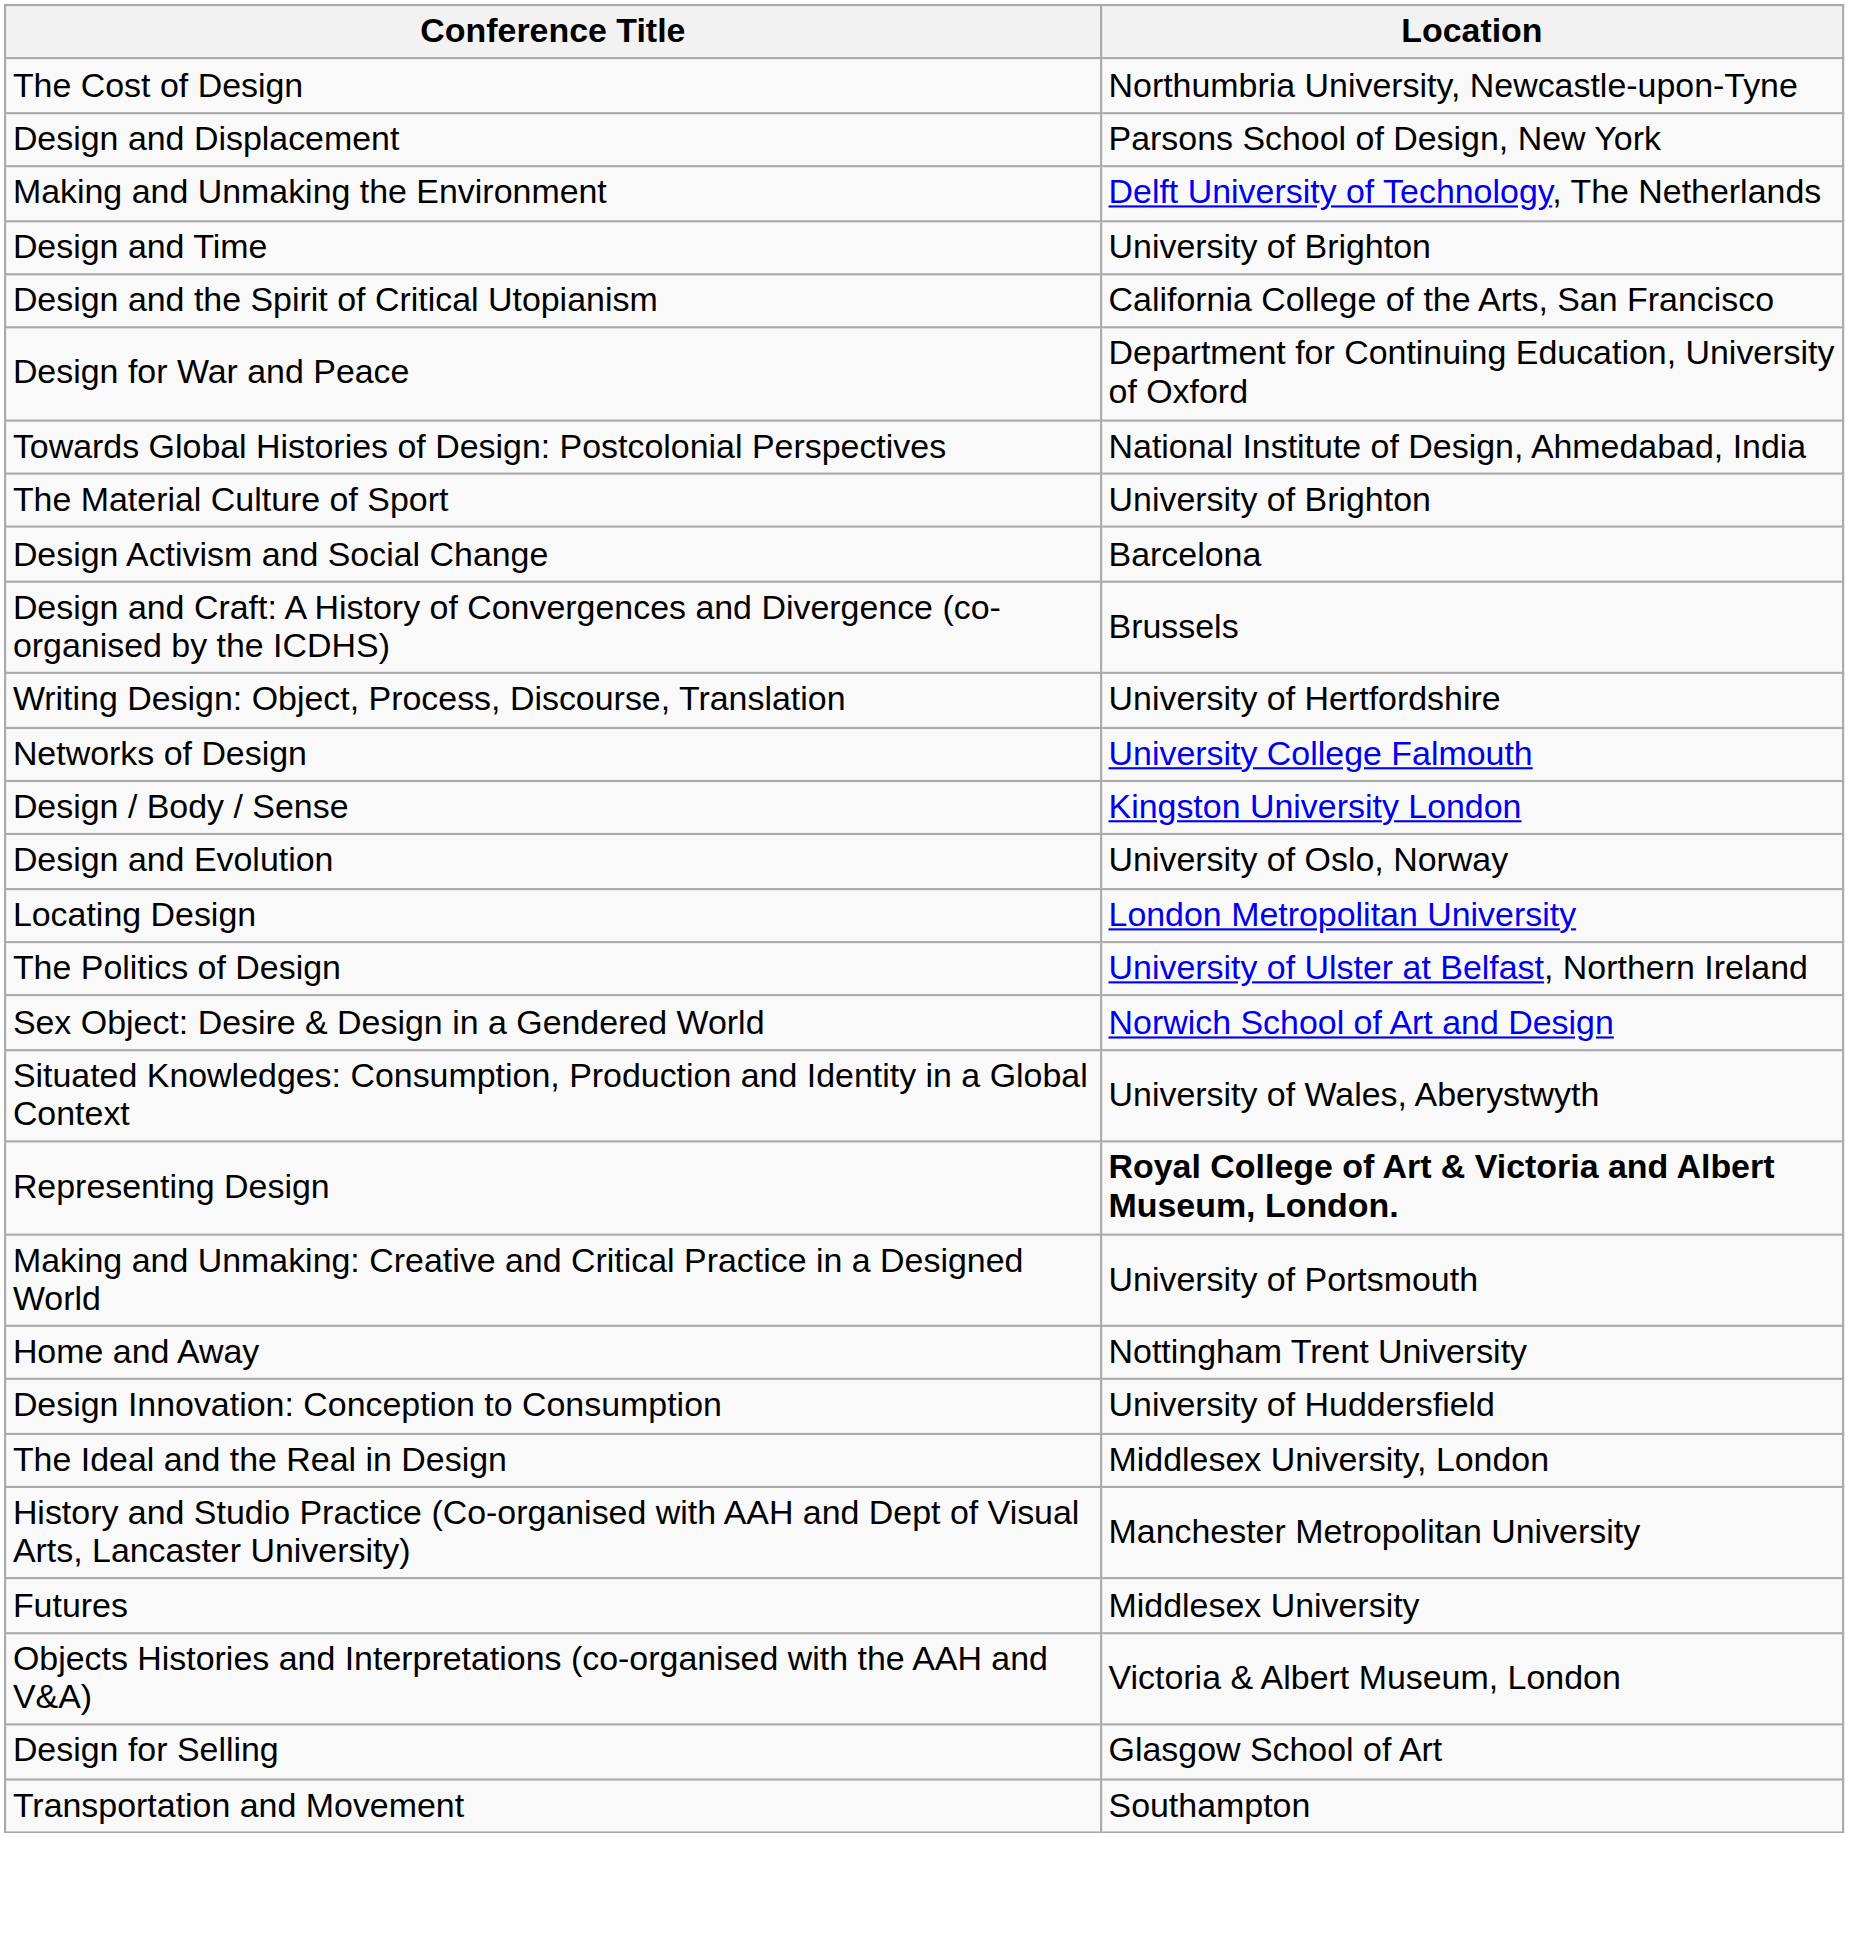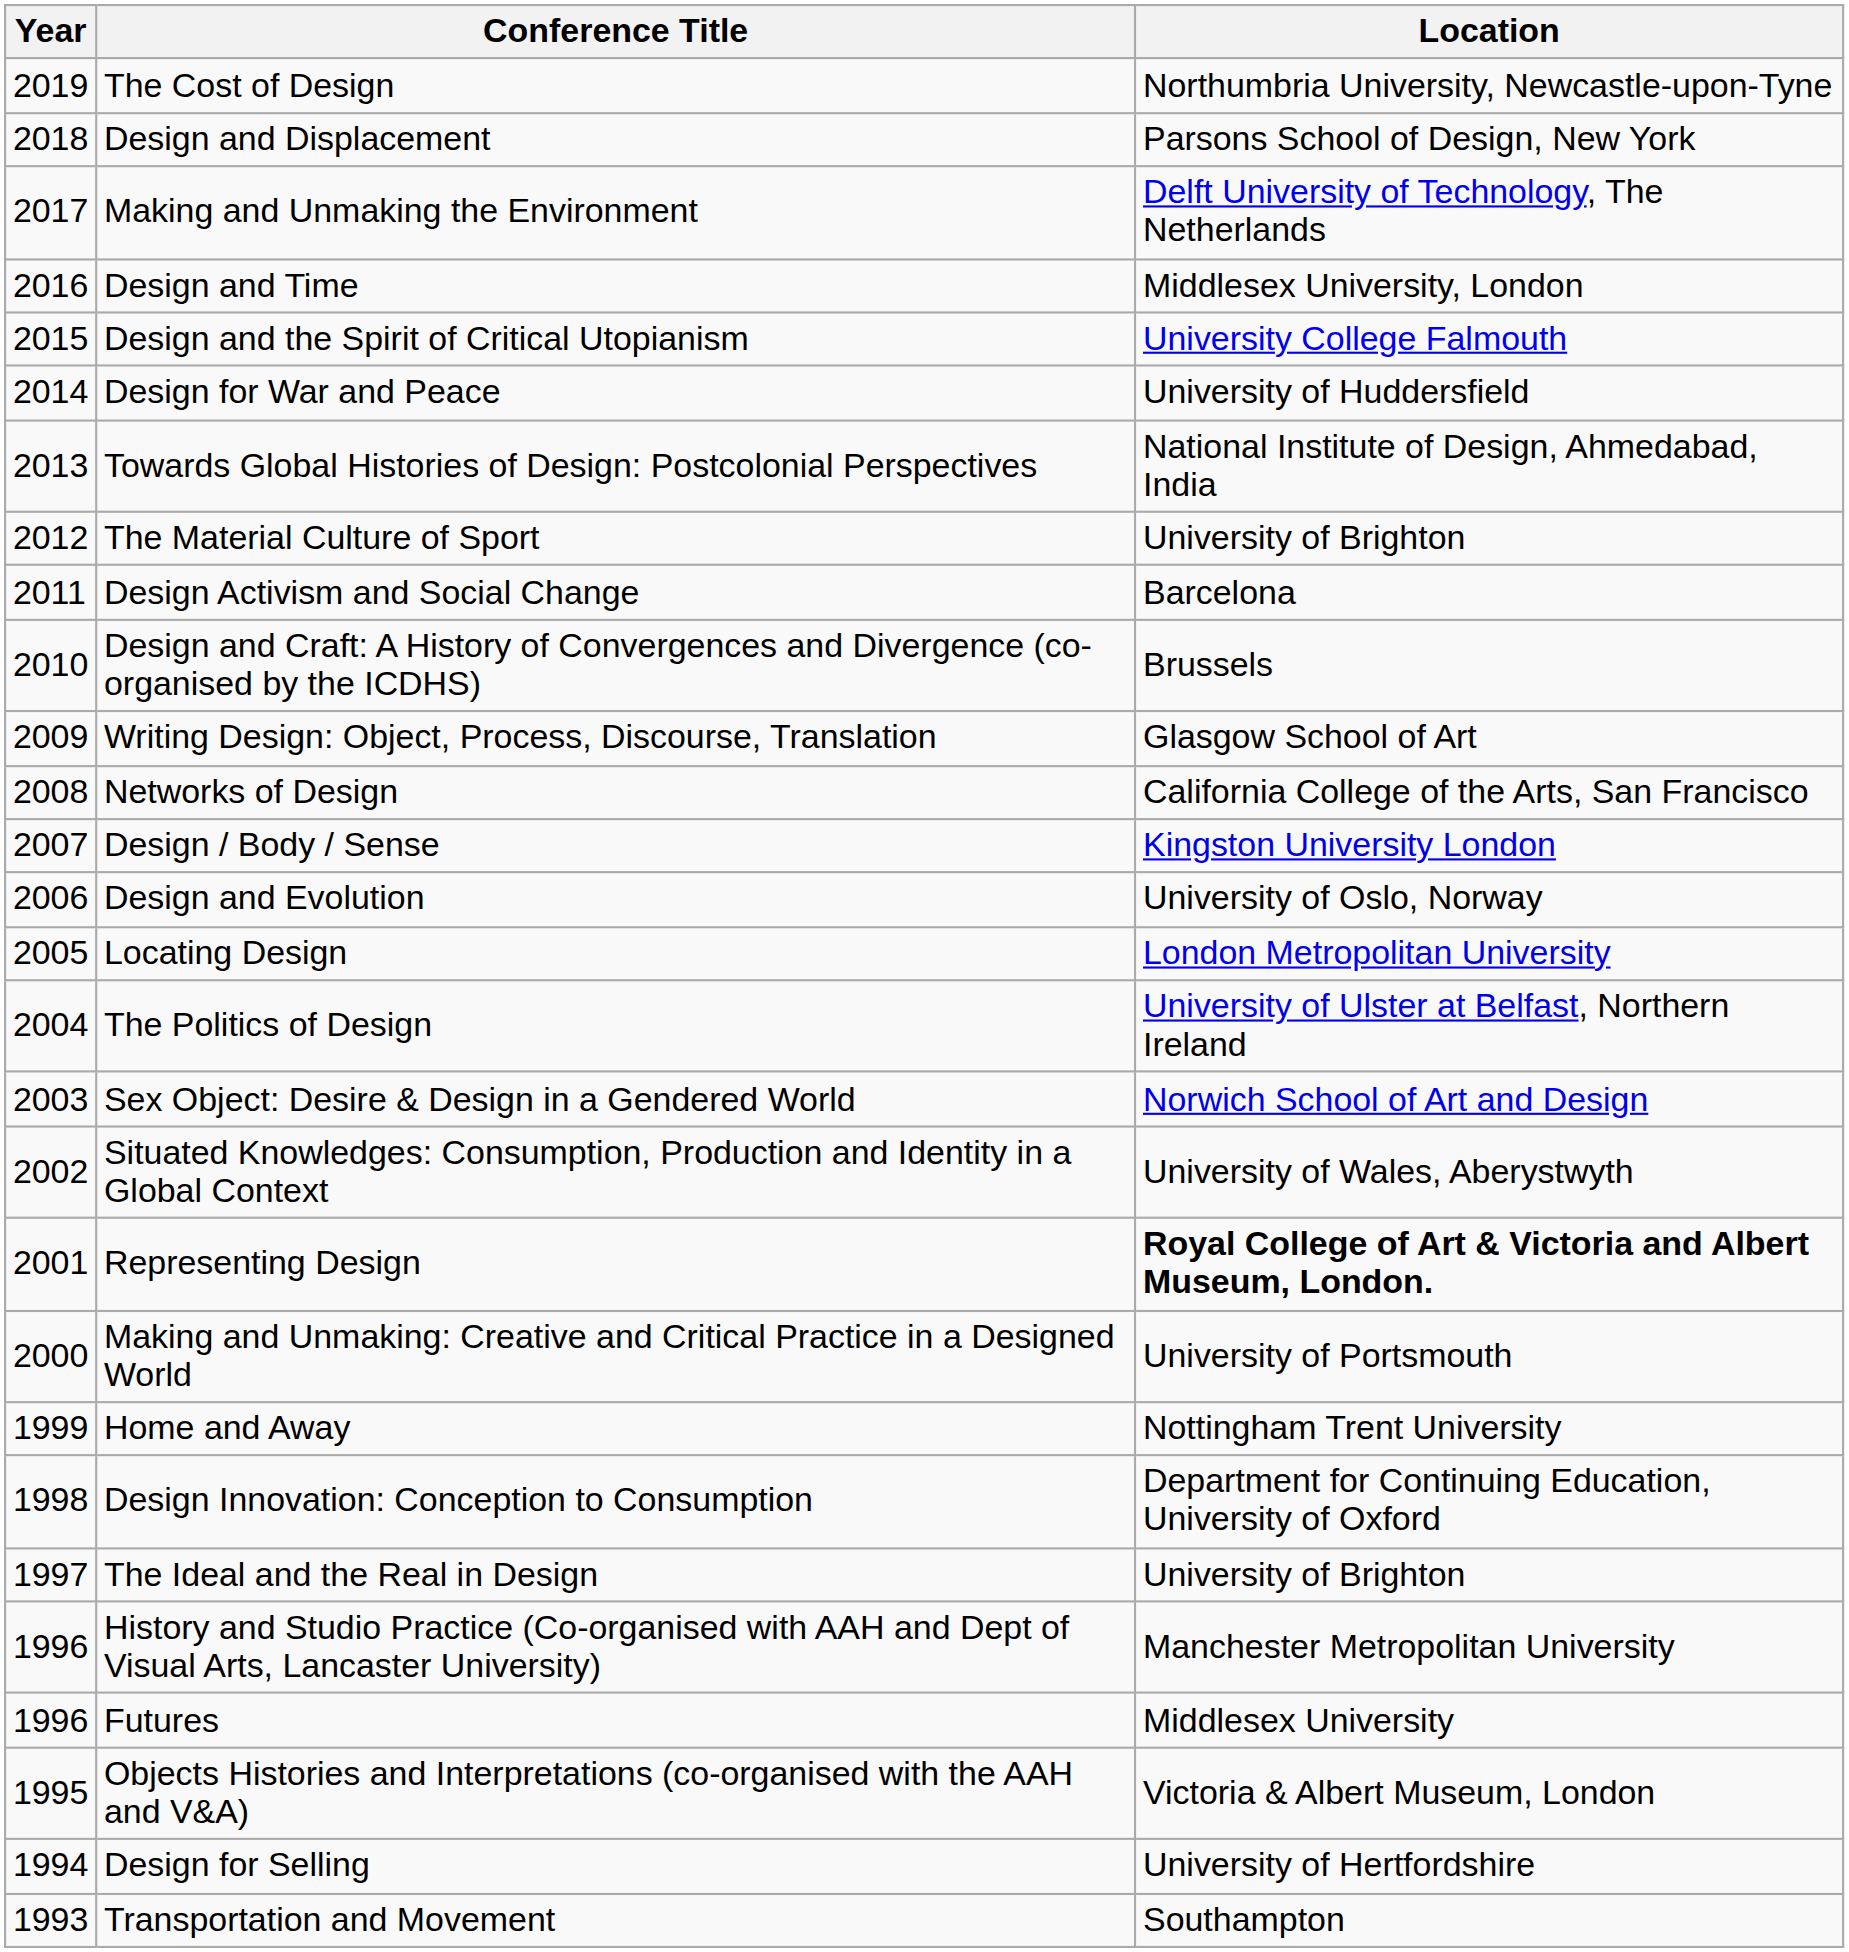+ column: (51, 31)
(1270, 246) University of Brighton -> (1363, 284) Middlesex University, London
(1441, 300) California College of the Arts, San Francisco -> (1355, 338) University College Falmouth
(1471, 373) Department for Continuing Education, University of Oxford -> (1336, 392) University of Huddersfield
(1305, 699) University of Hertfordshire -> (1310, 737) Glasgow School of Art
(1321, 753) University College Falmouth -> (1476, 791) California College of the Arts, San Francisco
(1302, 1405) University of Huddersfield -> (1427, 1501) Department for Continuing Education, University of Oxford
(1329, 1459) Middlesex University, London -> (1304, 1573) University of Brighton
(1275, 1750) Glasgow School of Art -> (1339, 1865) University of Hertfordshire
